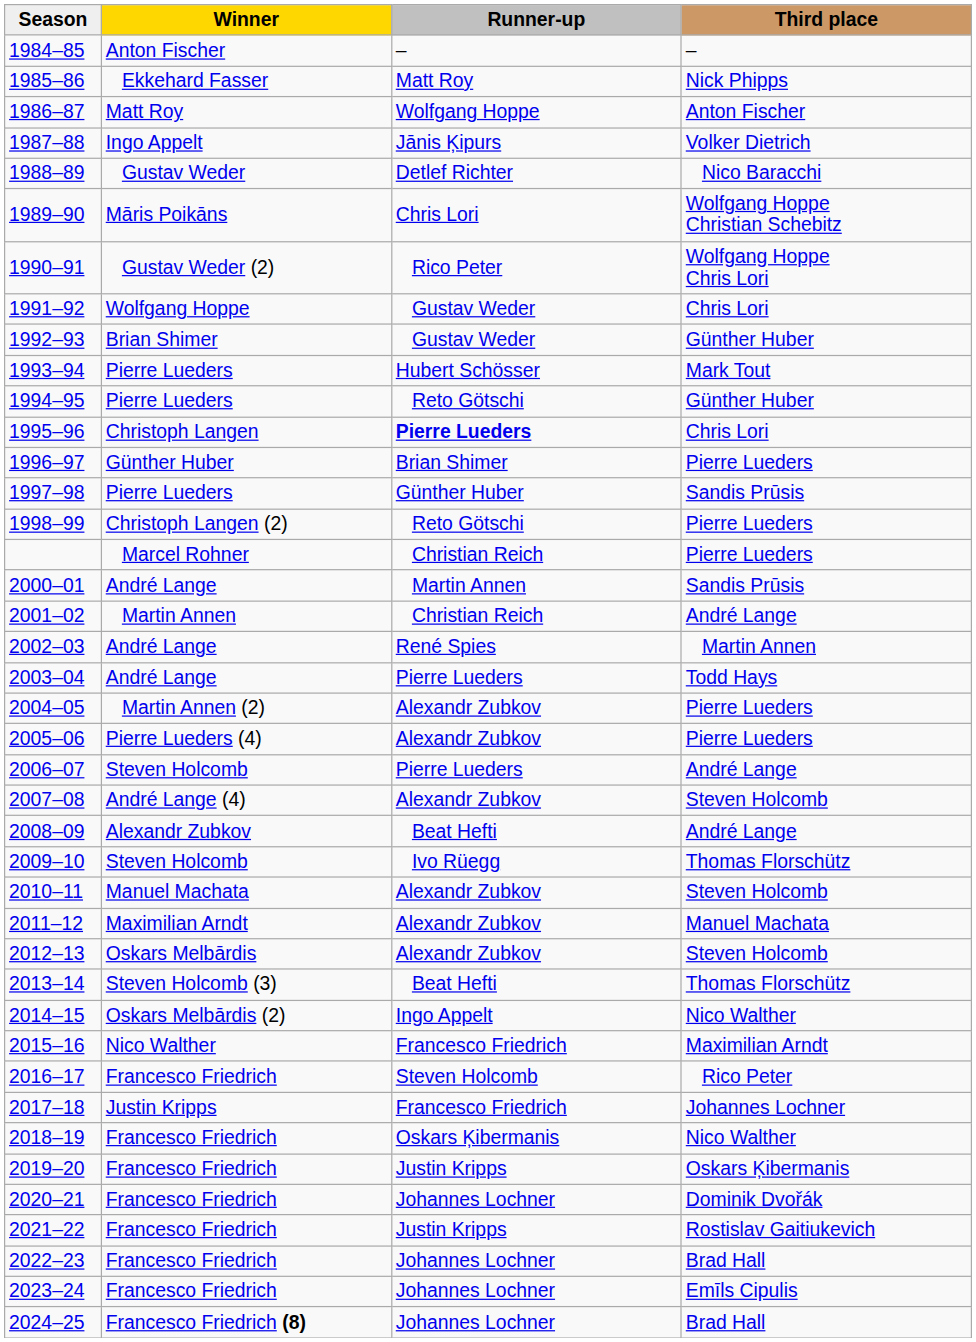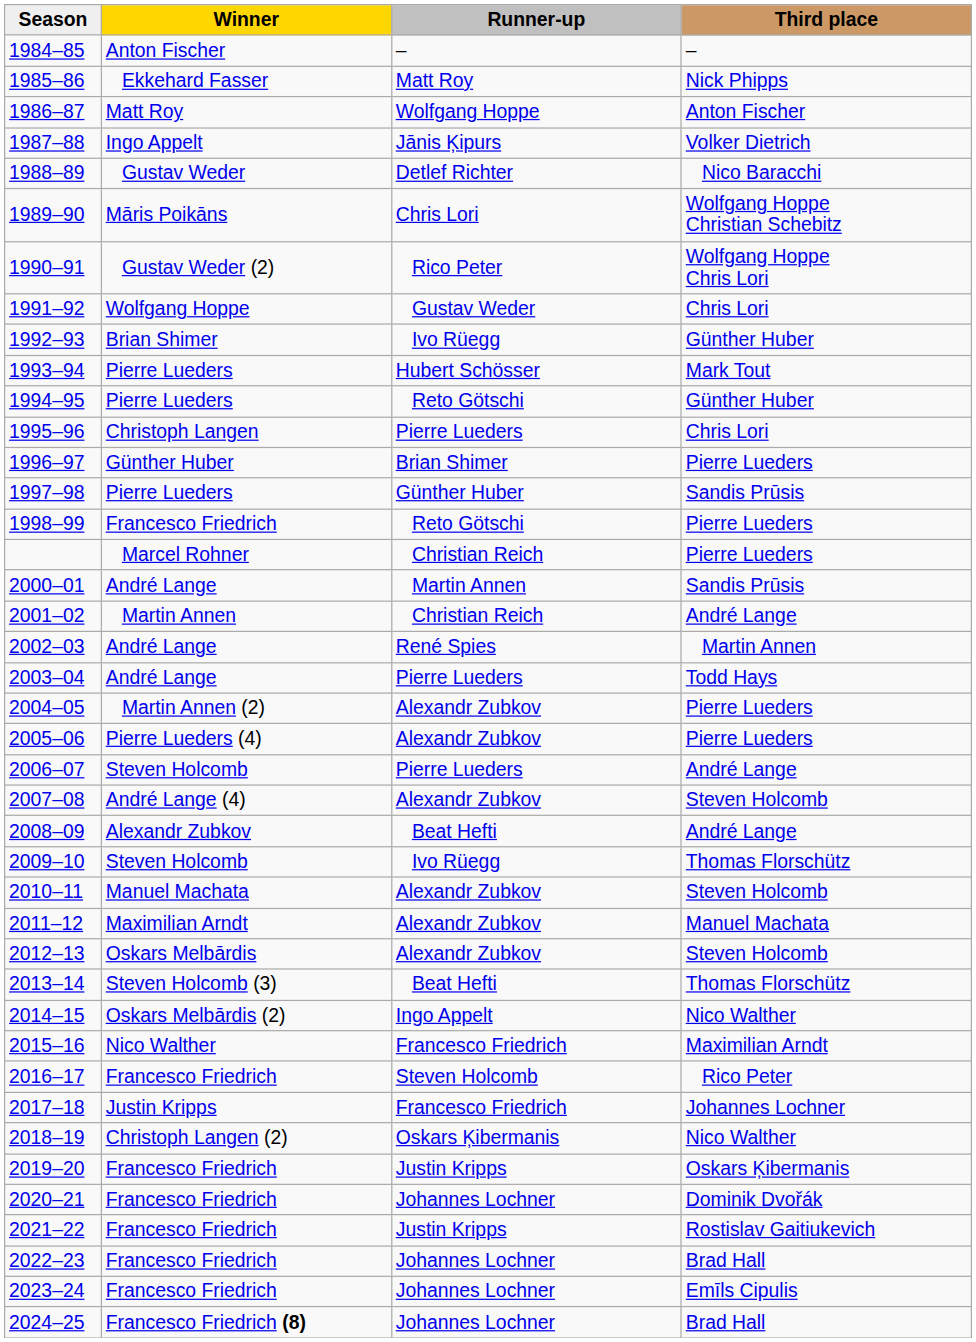(466, 339) Gustav Weder -> (448, 339) Ivo Rüegg
(464, 431) bold -> (459, 431) normal
(197, 523) Christoph Langen (2) -> (191, 523) Francesco Friedrich
(191, 1138) Francesco Friedrich -> (197, 1138) Christoph Langen (2)
